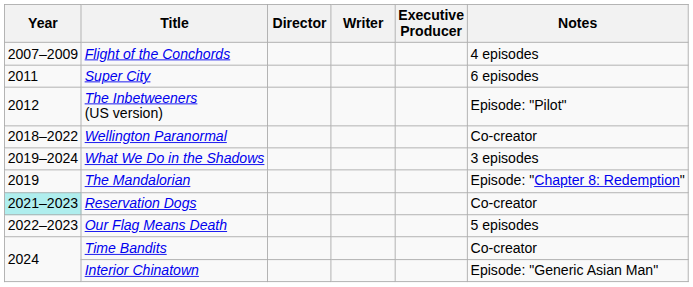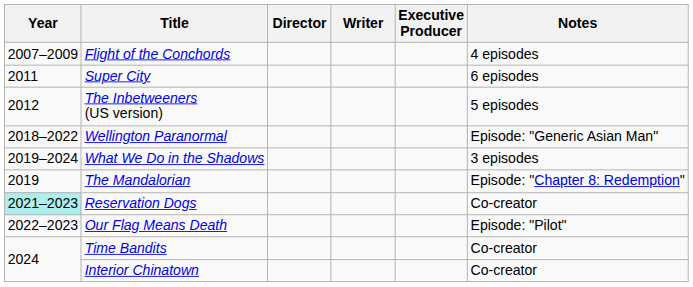(519, 106) Episode: "Pilot" -> (505, 106) 5 episodes
(504, 136) Co-creator -> (564, 136) Episode: "Generic Asian Man"
(505, 225) 5 episodes -> (519, 225) Episode: "Pilot"
(564, 270) Episode: "Generic Asian Man" -> (504, 270) Co-creator
